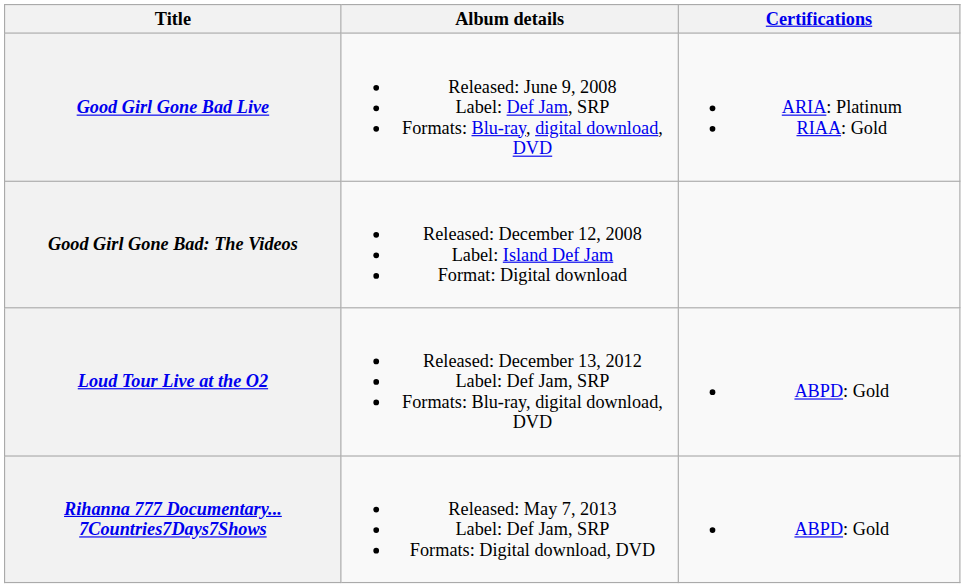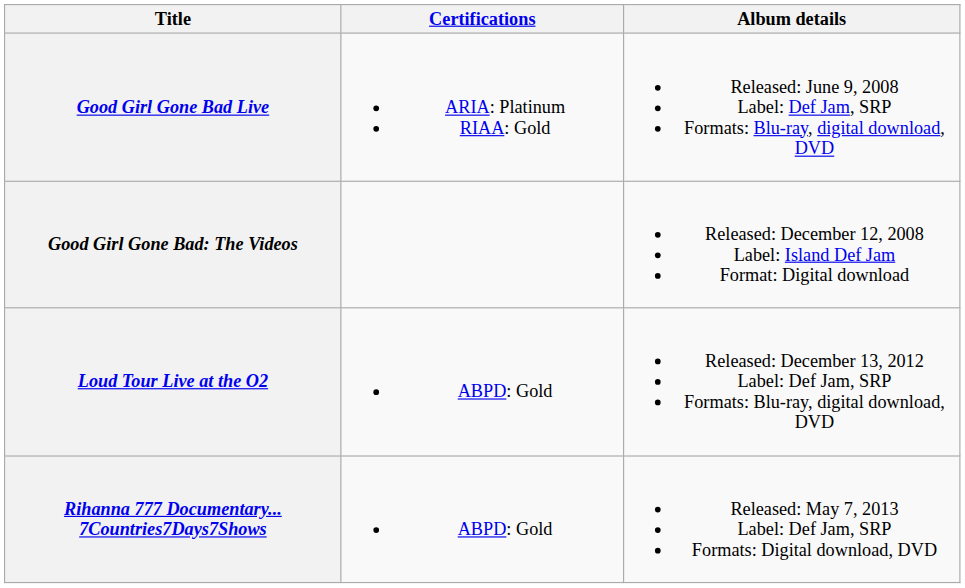columns swapped: (510, 18) <-> (819, 18)
